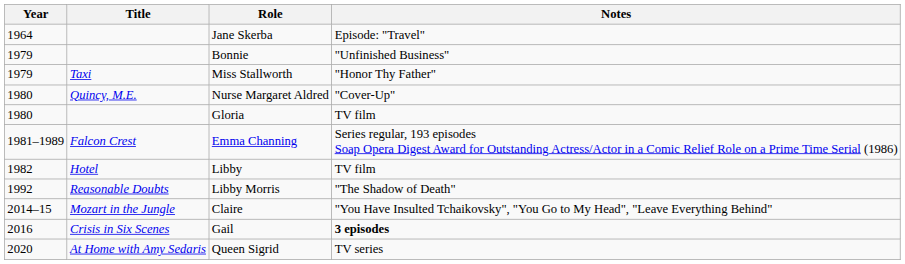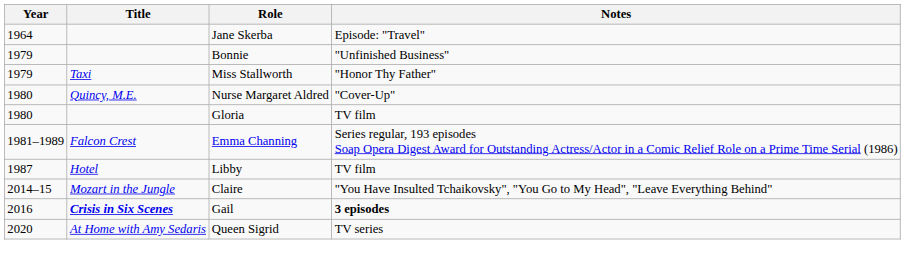(20, 169) 1982 -> (20, 169) 1987
- row: (246, 189)
(120, 229) normal -> (121, 209) bold
